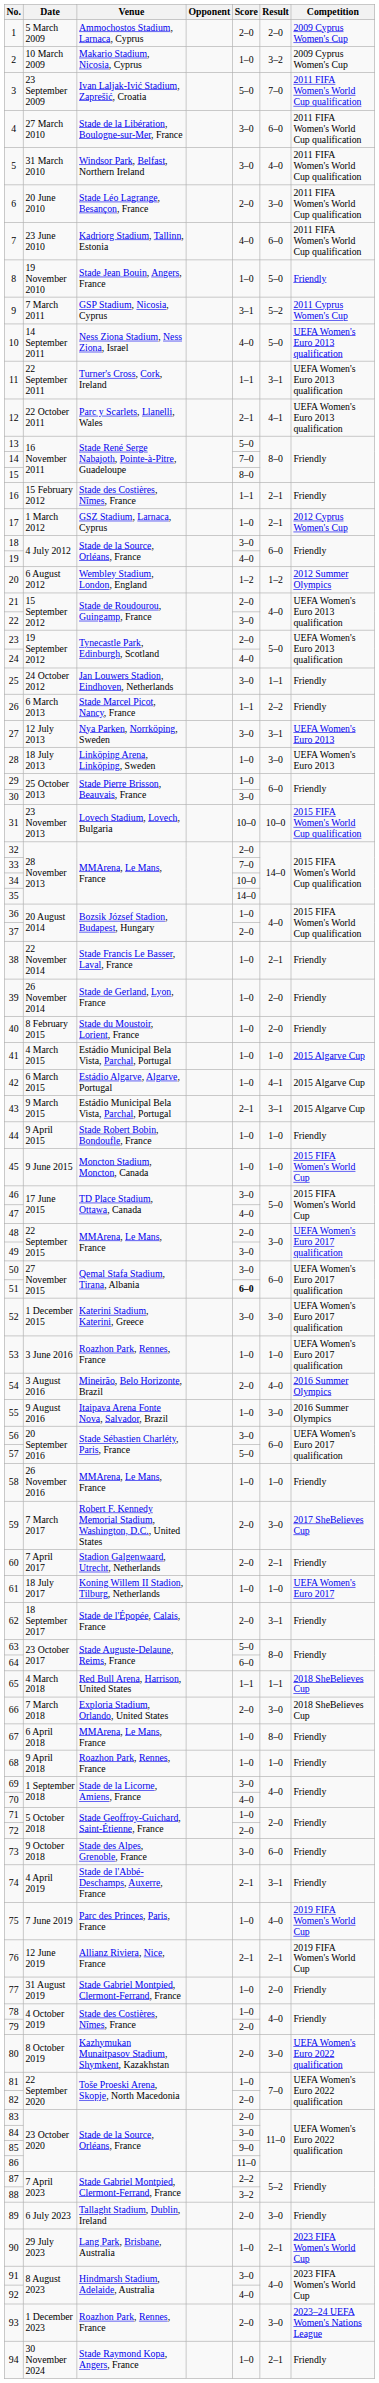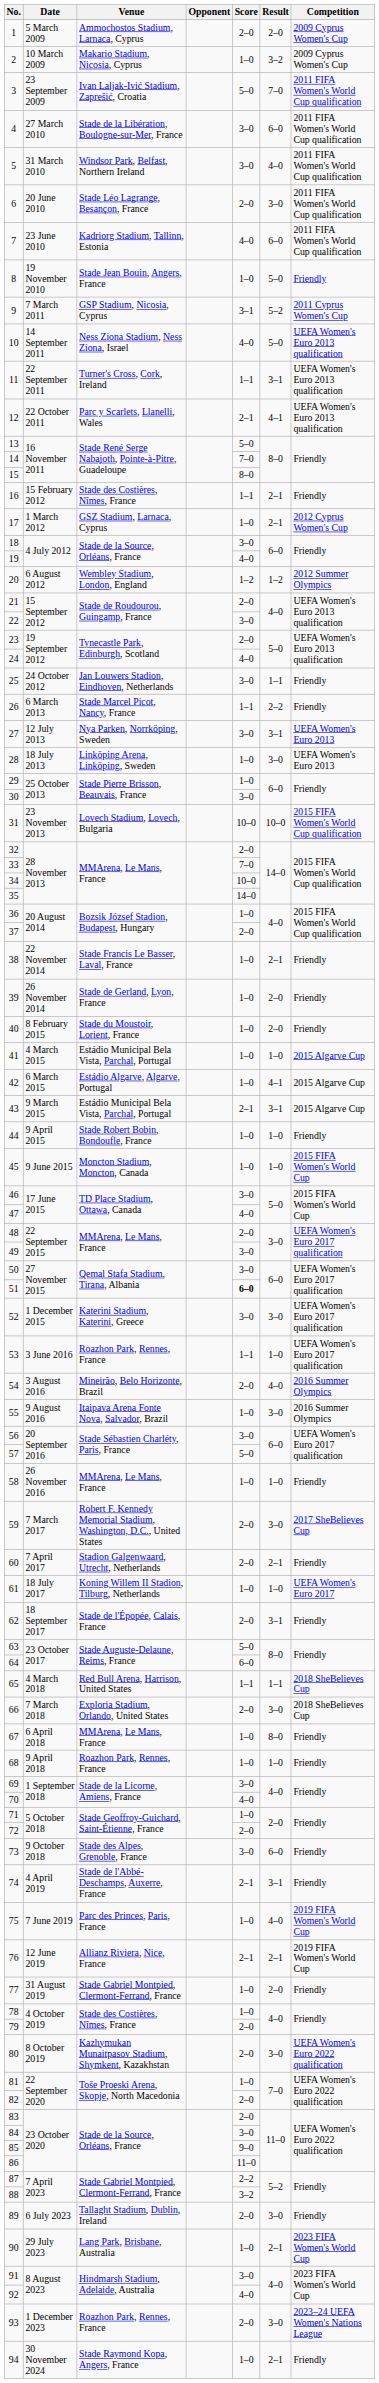(246, 1354) 1–0 -> (246, 1354) 1–1
